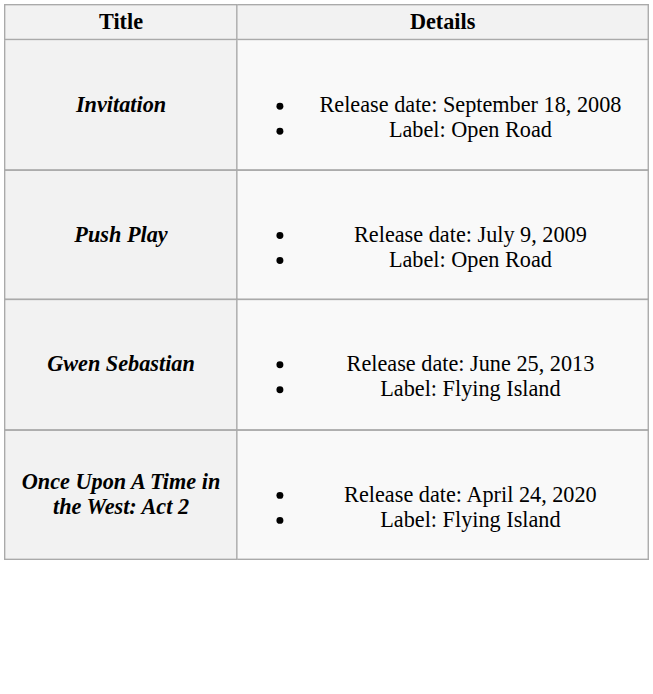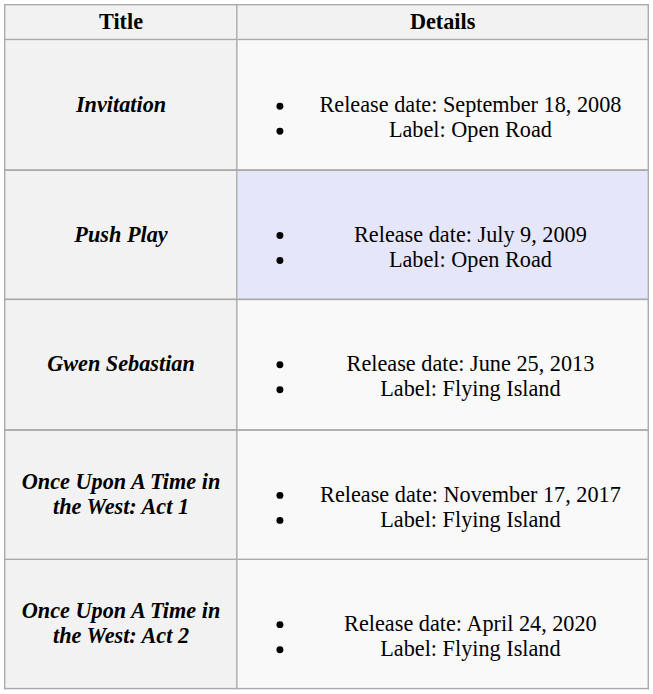(443, 247) no background -> (443, 247) lavender background
+ row: (121, 494)
